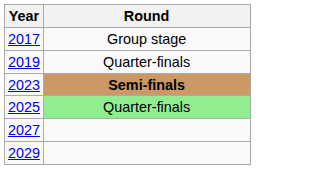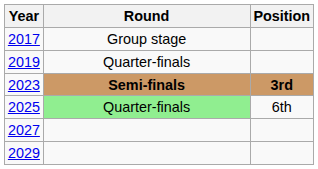+ column: (282, 16)
